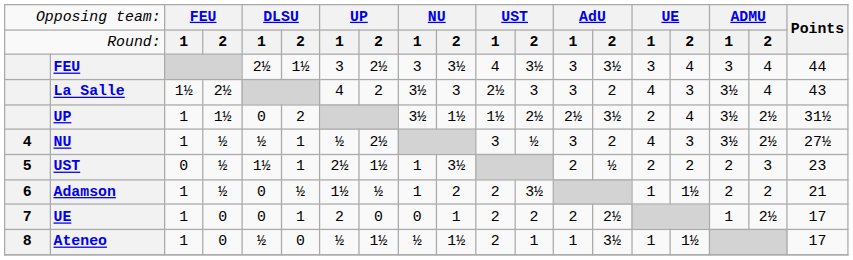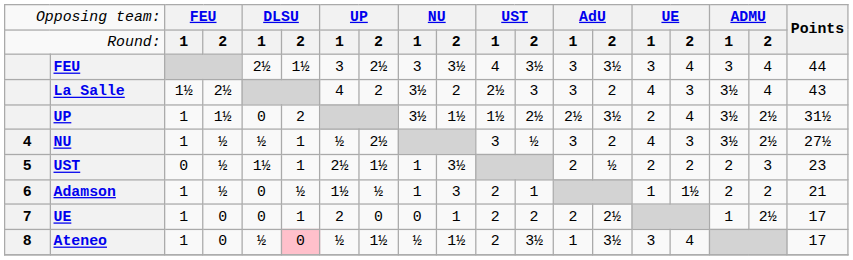(456, 92) 3 -> (456, 92) 2
(456, 192) 2 -> (456, 192) 3
(534, 192) 3½ -> (534, 192) 1
(300, 241) no background -> (300, 241) pink background
(534, 241) 1 -> (534, 241) 3½
(651, 241) 1 -> (651, 241) 3
(690, 241) 1½ -> (690, 241) 4
